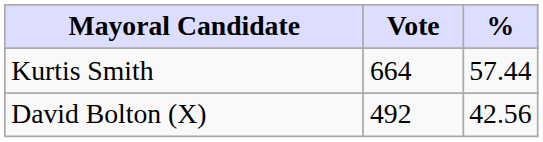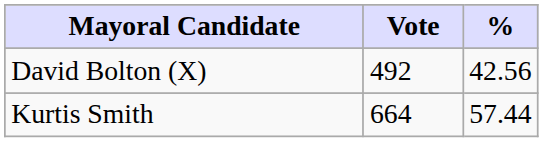rows swapped: (82, 70) <-> (109, 114)
